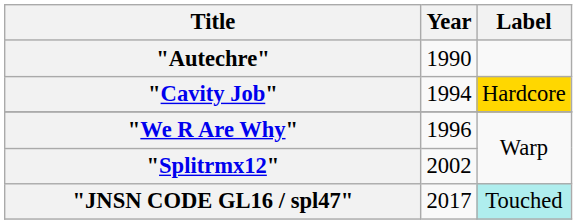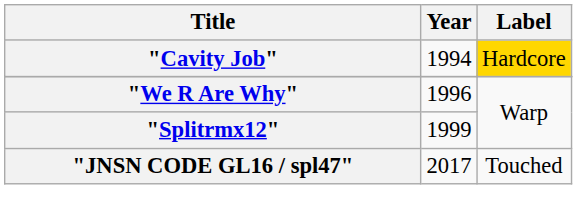- row: (213, 58)
(449, 165) 2002 -> (449, 129) 1999
(524, 201) paleturquoise background -> (524, 165) no background
